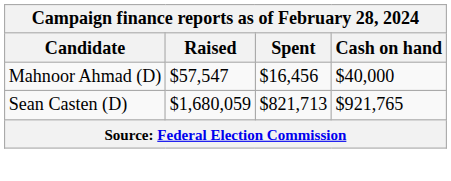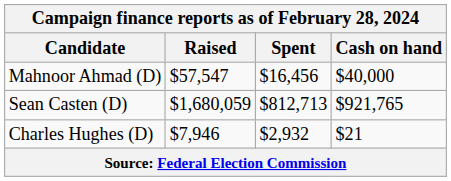(293, 104) $821,713 -> (293, 104) $812,713
+ row: (81, 133)
